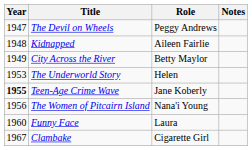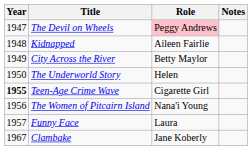(186, 28) no background -> (186, 28) pink background
(17, 75) 1953 -> (17, 75) 1950
(181, 91) Jane Koberly -> (182, 91) Cigarette Girl
(17, 122) 1960 -> (17, 122) 1957
(182, 138) Cigarette Girl -> (181, 138) Jane Koberly
